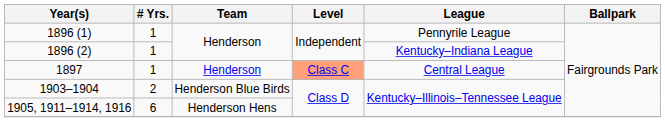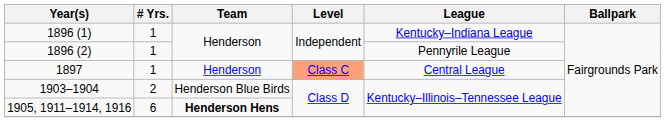(464, 33) Pennyrile League -> (464, 33) Kentucky–Indiana League
(464, 51) Kentucky–Indiana League -> (464, 51) Pennyrile League
(232, 108) normal -> (232, 108) bold
